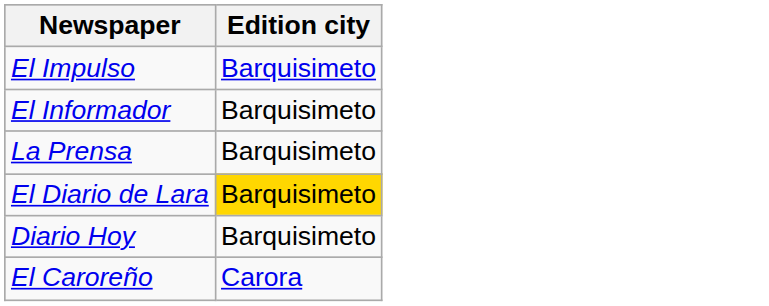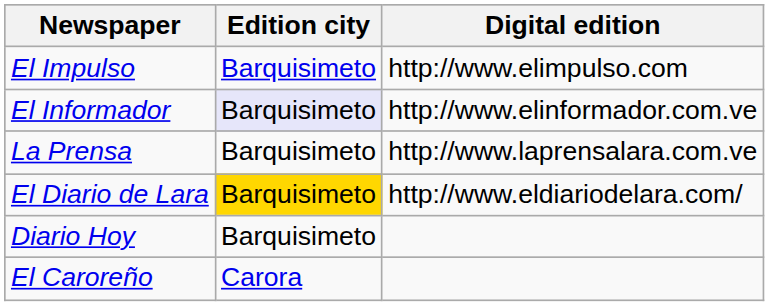+ column: (573, 25)
(299, 109) no background -> (299, 109) lavender background
